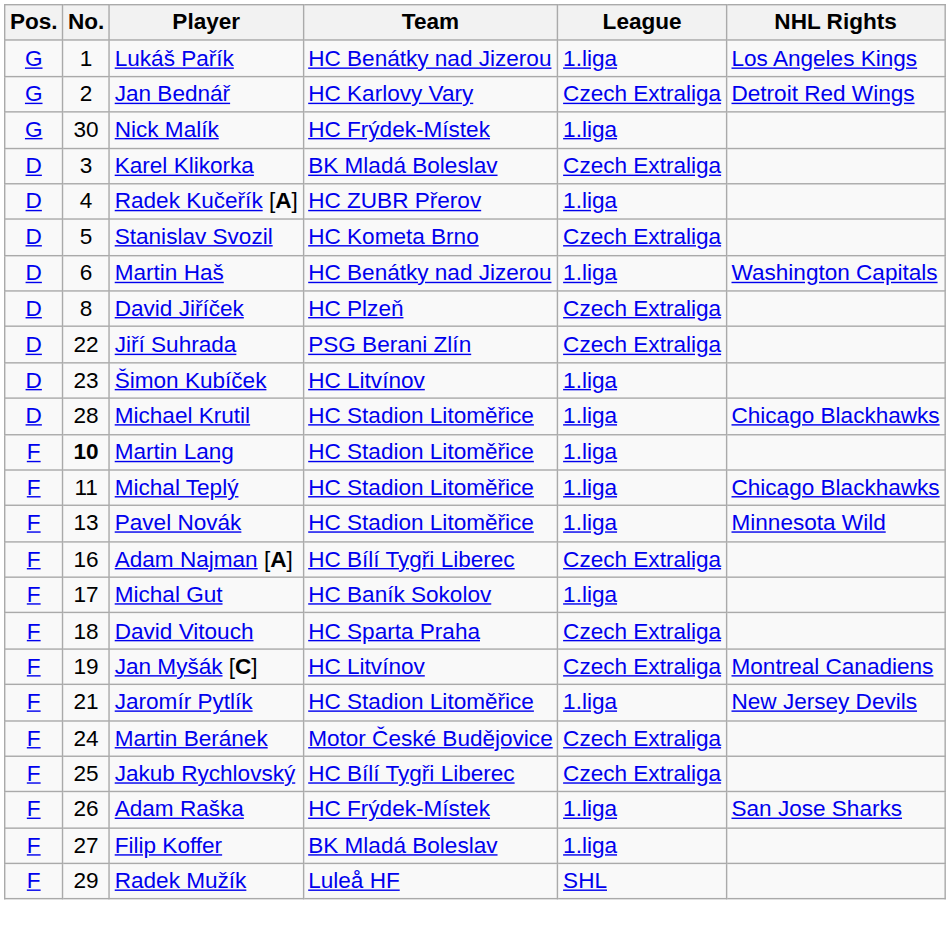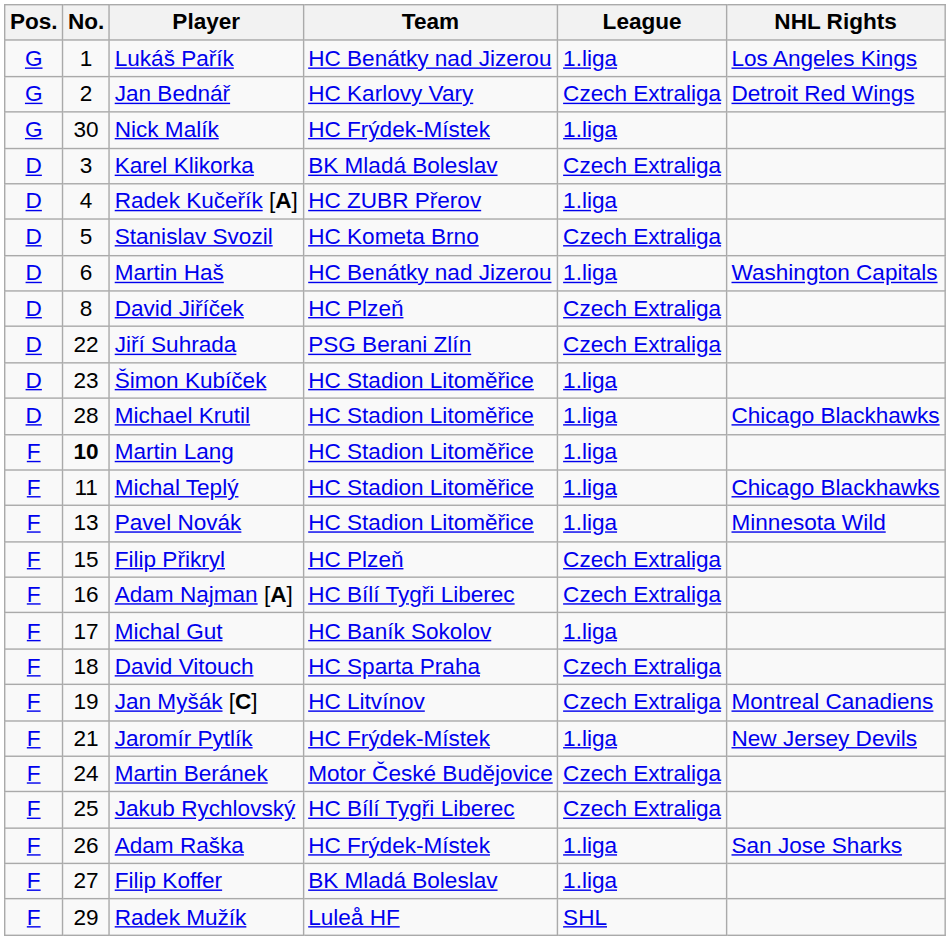(366, 380) HC Litvínov -> (421, 380) HC Stadion Litoměřice
+ row: (170, 559)
(421, 702) HC Stadion Litoměřice -> (399, 737) HC Frýdek-Místek
